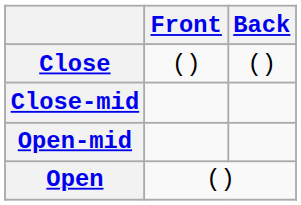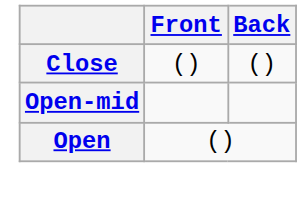- row: (75, 103)
